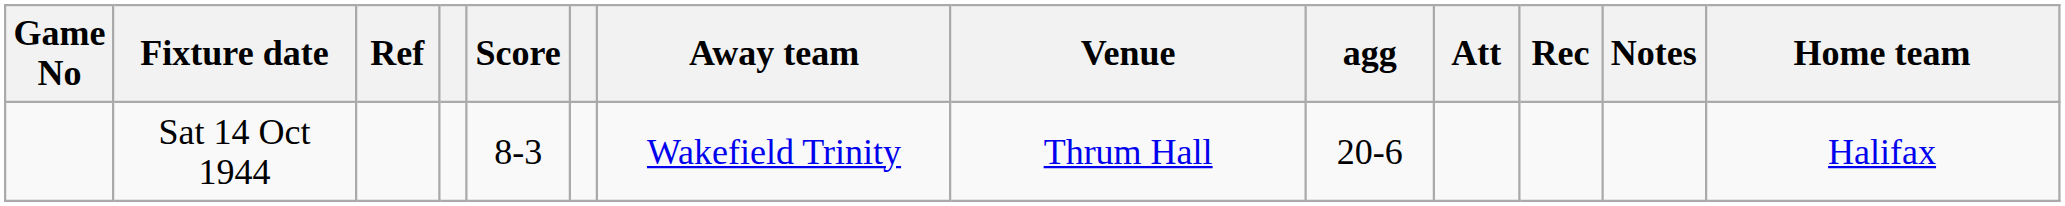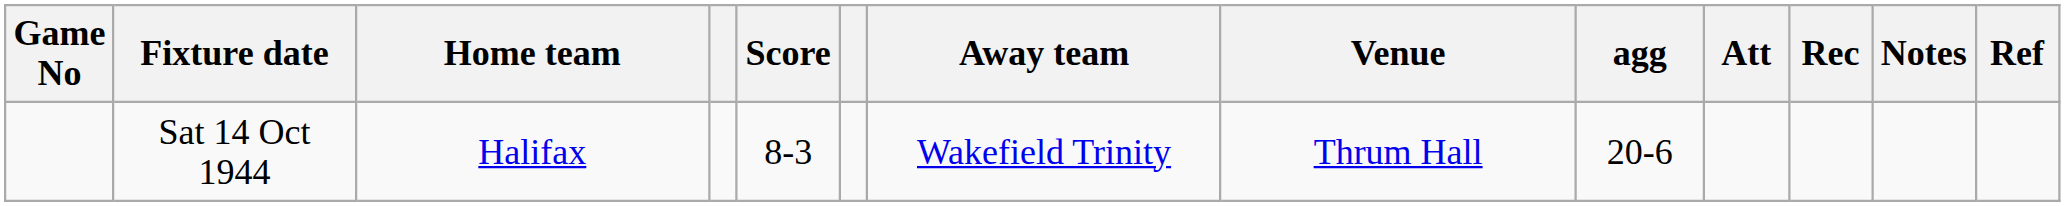columns swapped: (1882, 53) <-> (397, 53)
